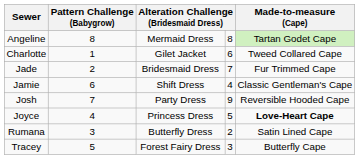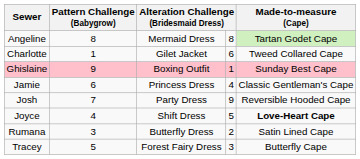+ row: (27, 69)
- row: (26, 69)
(180, 85) Shift Dress -> (181, 85) Princess Dress
(180, 116) Princess Dress -> (181, 116) Shift Dress
